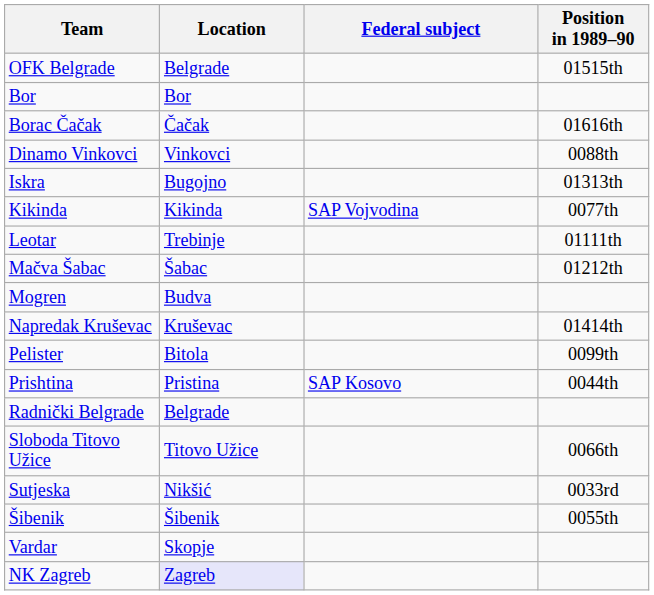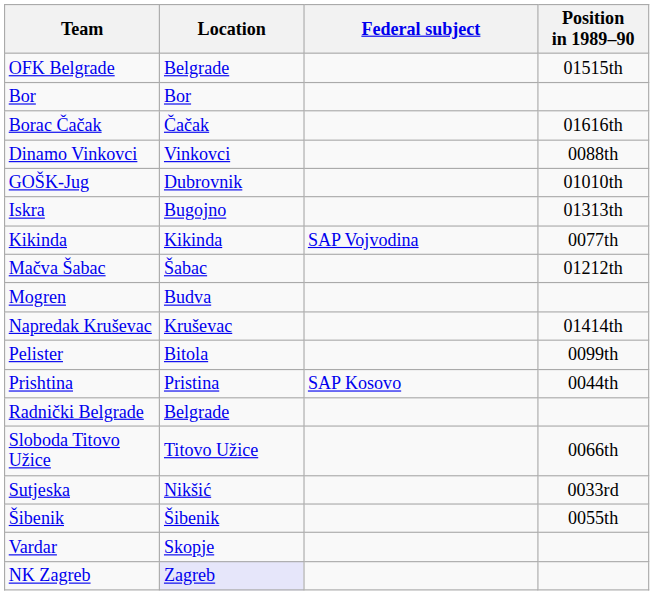+ row: (49, 182)
- row: (32, 239)
